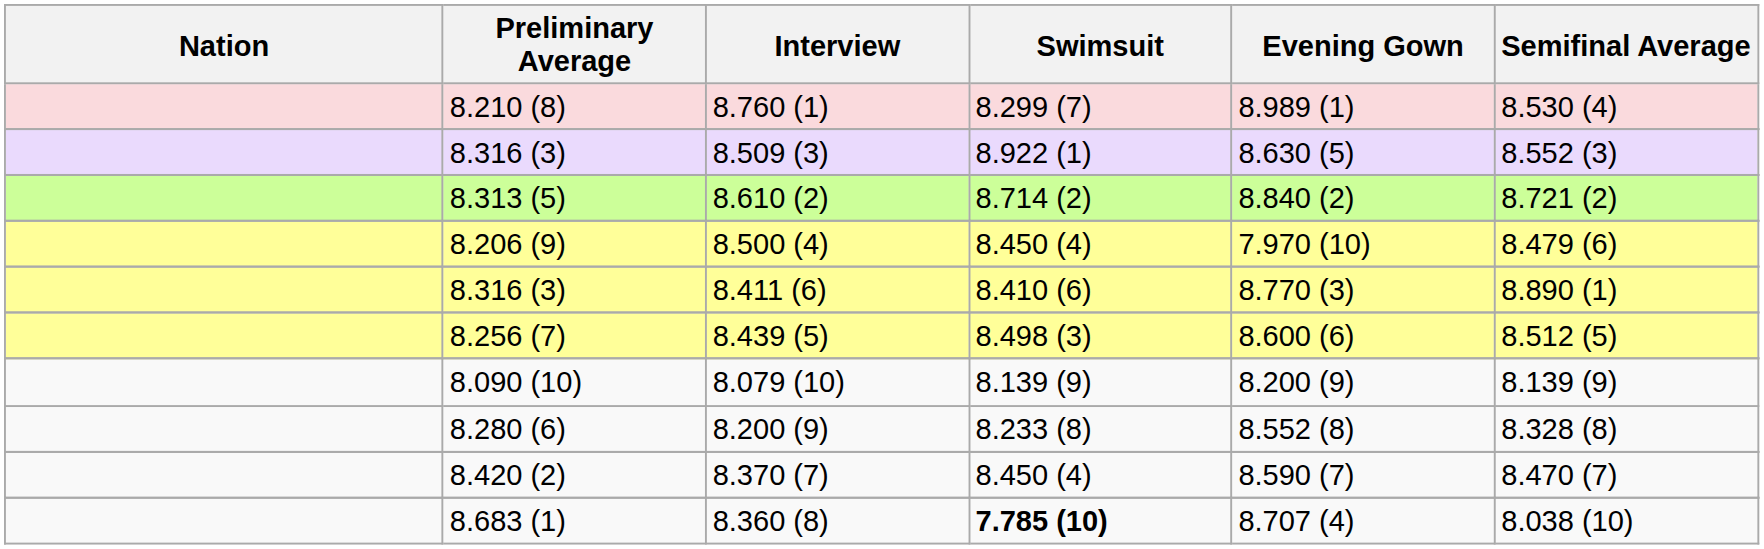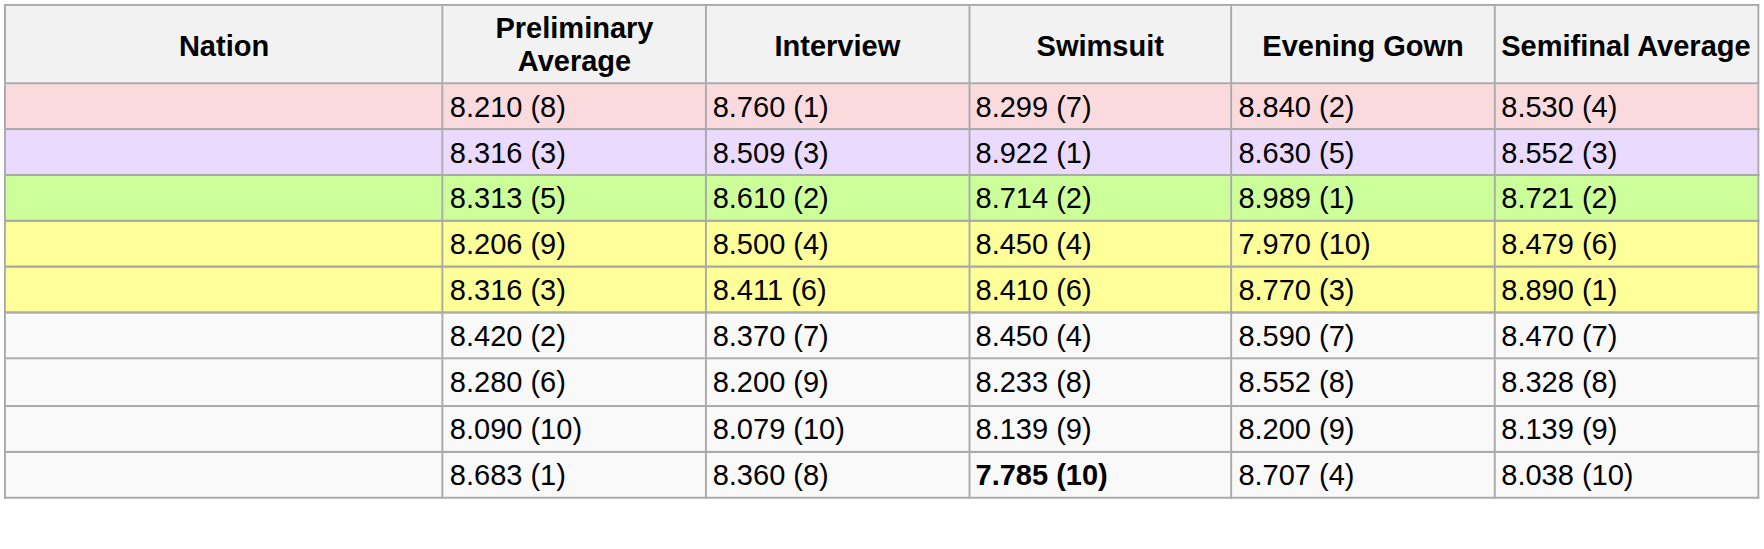(1296, 107) 8.989 (1) -> (1296, 107) 8.840 (2)
(1296, 198) 8.840 (2) -> (1296, 198) 8.989 (1)
- row: (771, 336)
rows swapped: (771, 474) <-> (779, 382)
